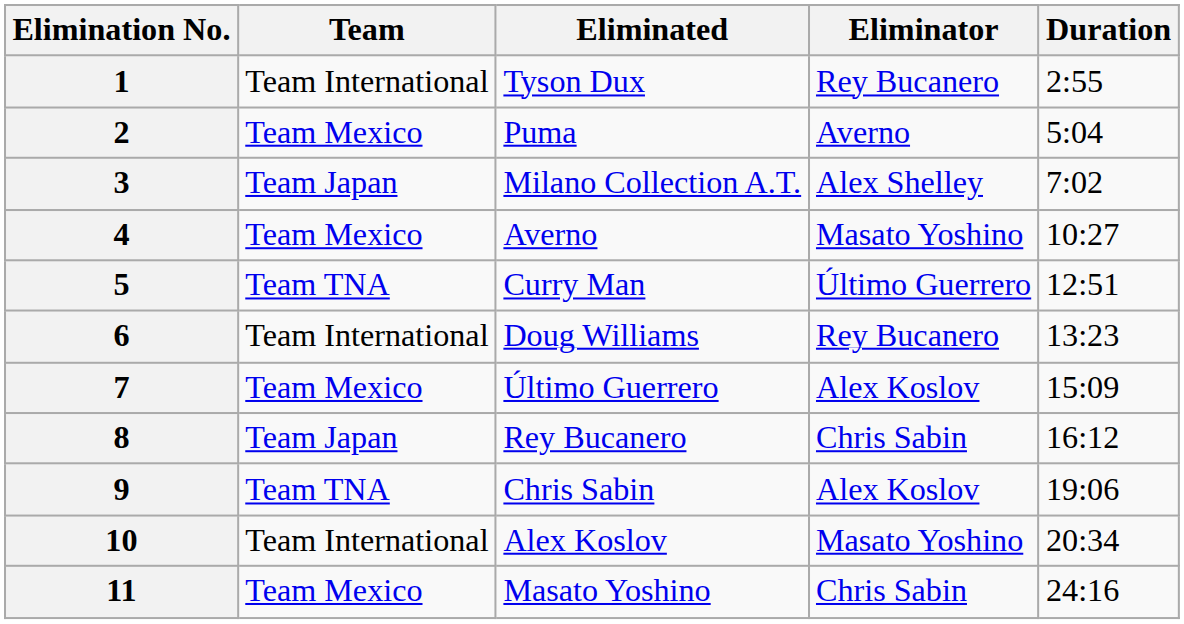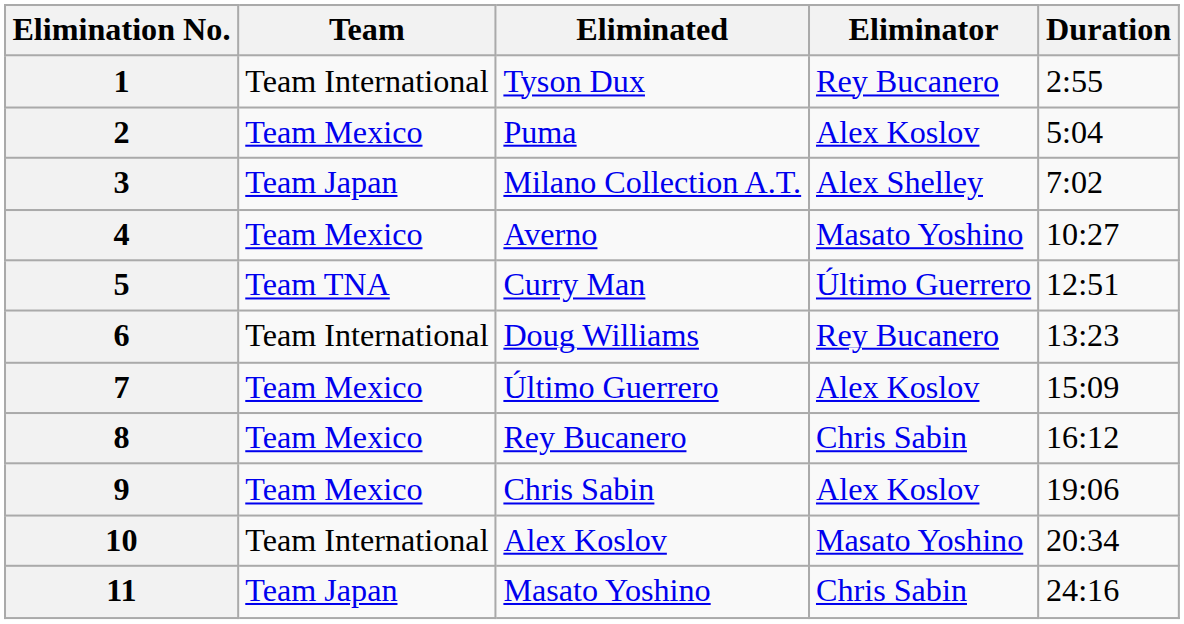(863, 132) Averno -> (898, 132) Alex Koslov
(321, 438) Team Japan -> (334, 438) Team Mexico
(318, 489) Team TNA -> (334, 489) Team Mexico
(334, 591) Team Mexico -> (321, 591) Team Japan
